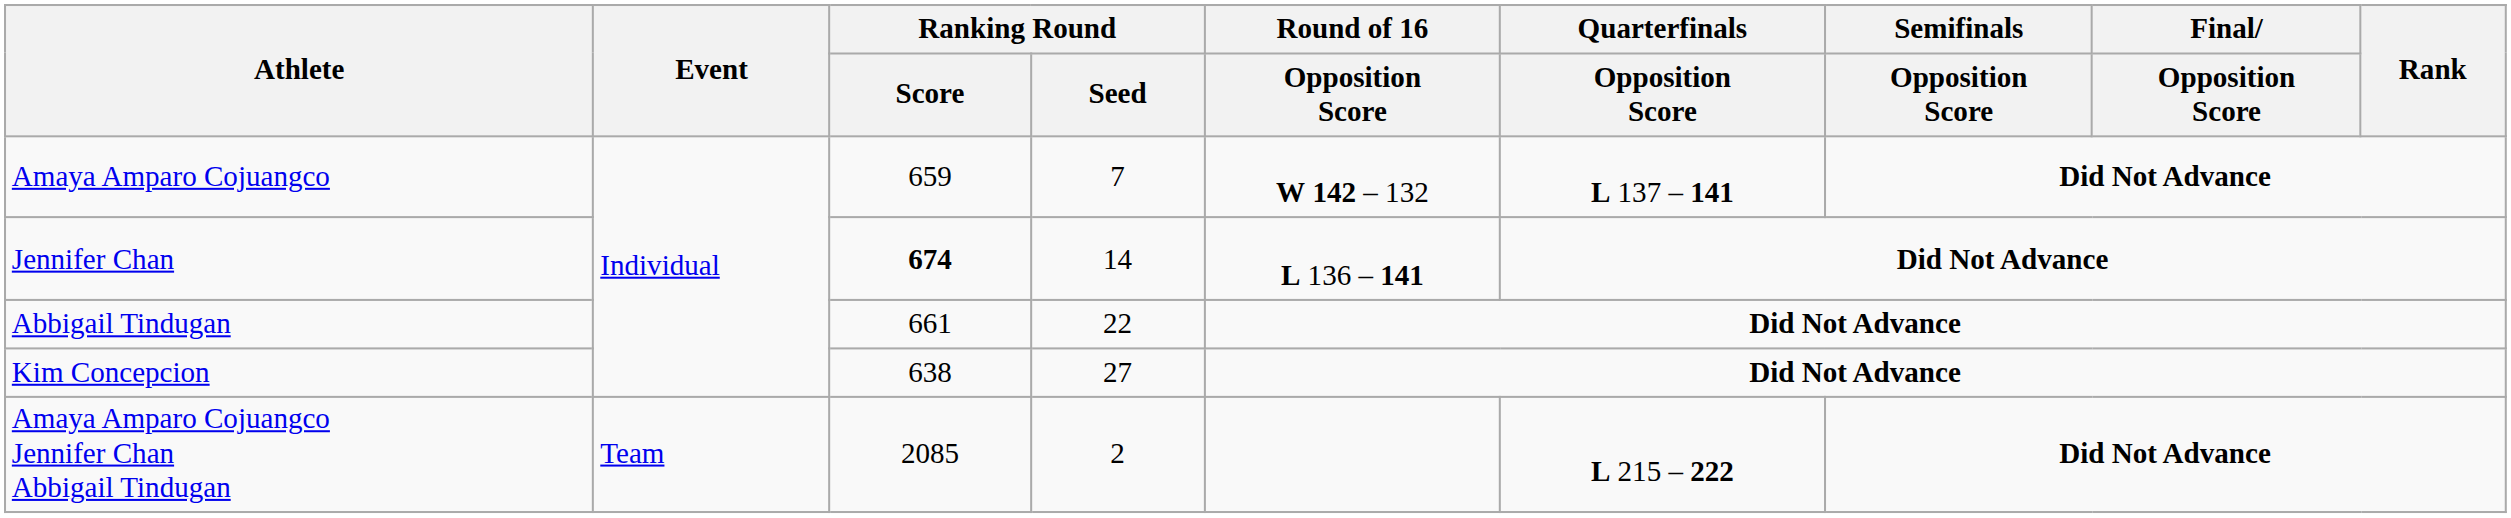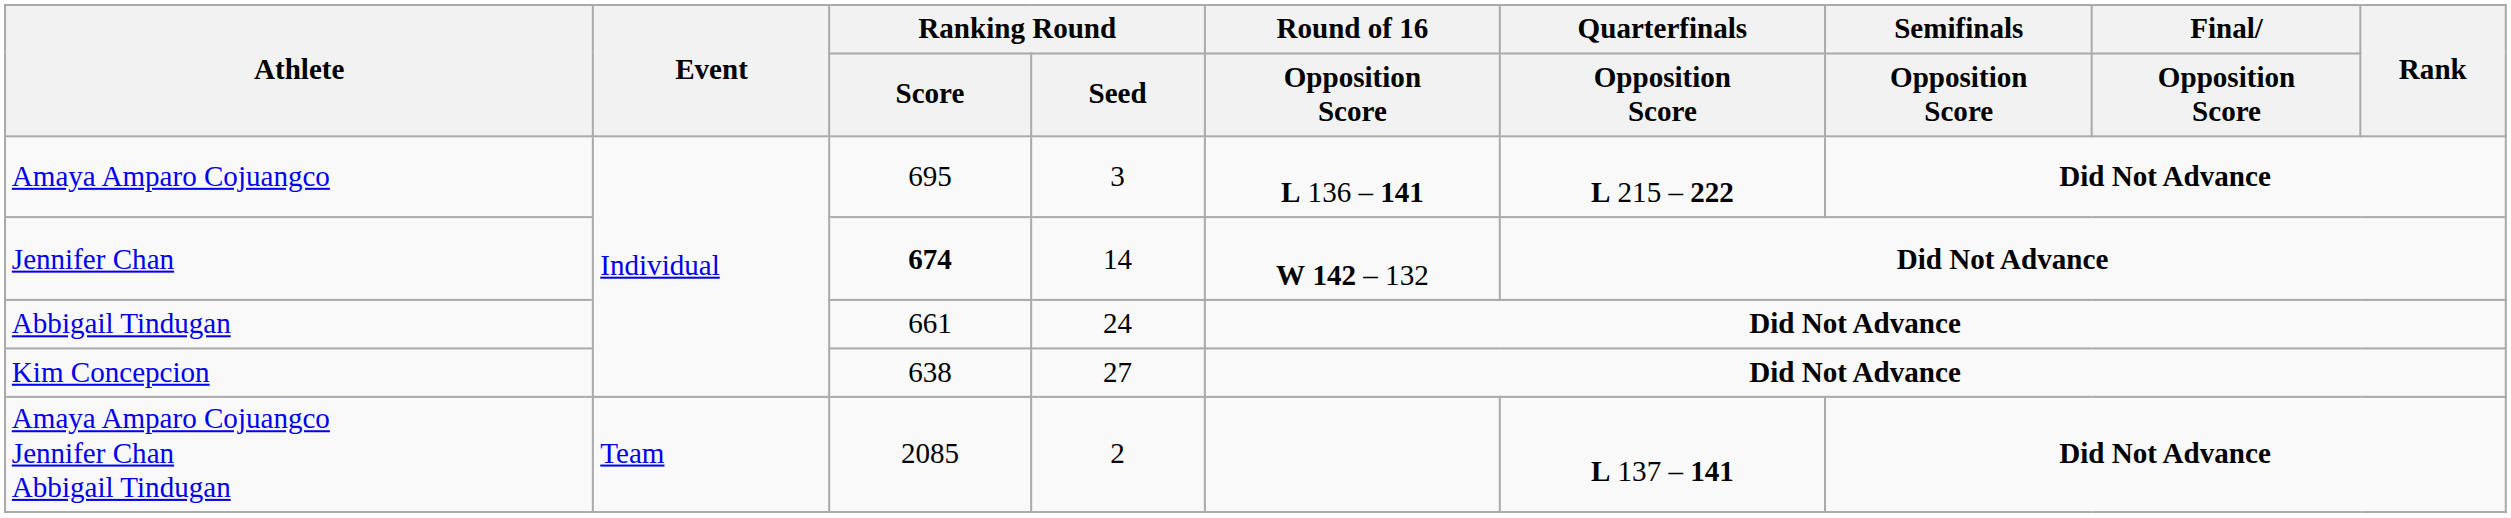(930, 176) 659 -> (930, 176) 695
(1118, 176) 7 -> (1118, 176) 3
(1352, 193) W 142 – 132 -> (1352, 193) L 136 – 141
(1662, 193) L 137 – 141 -> (1662, 193) L 215 – 222
(1352, 275) L 136 – 141 -> (1352, 275) W 142 – 132
(1118, 323) 22 -> (1118, 323) 24
(1662, 471) L 215 – 222 -> (1662, 471) L 137 – 141
